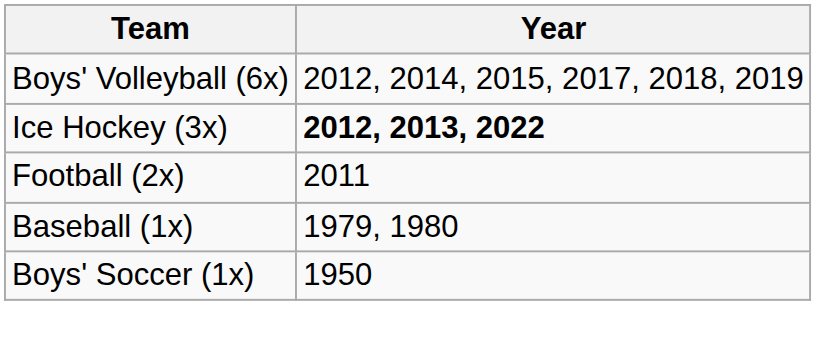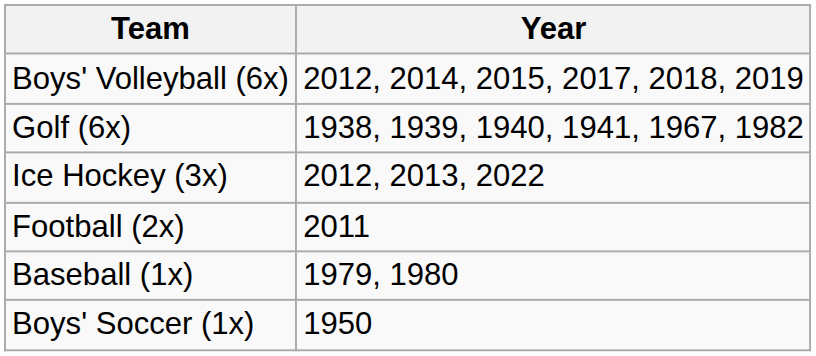+ row: (72, 127)
(424, 127) bold -> (424, 176) normal
